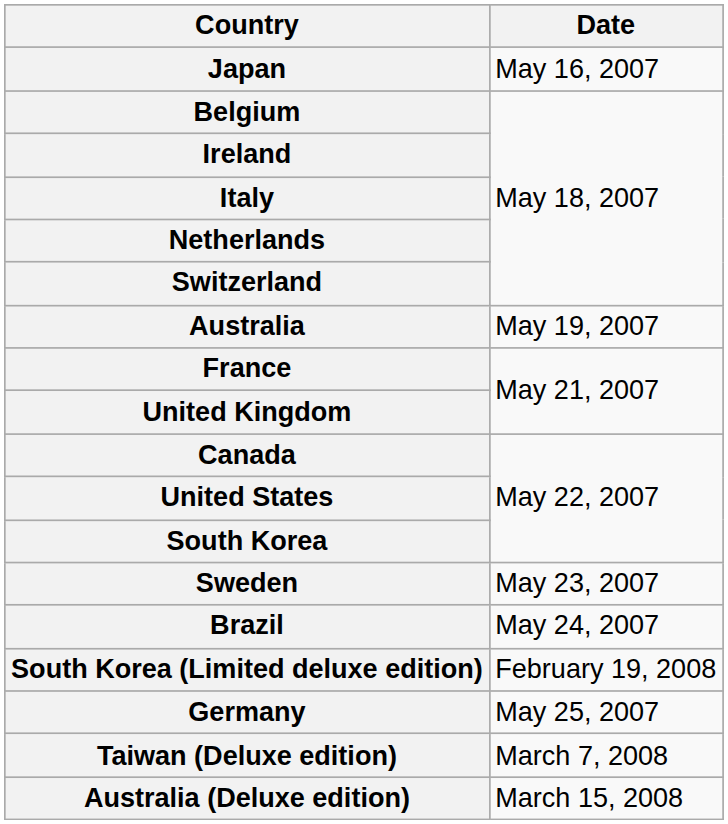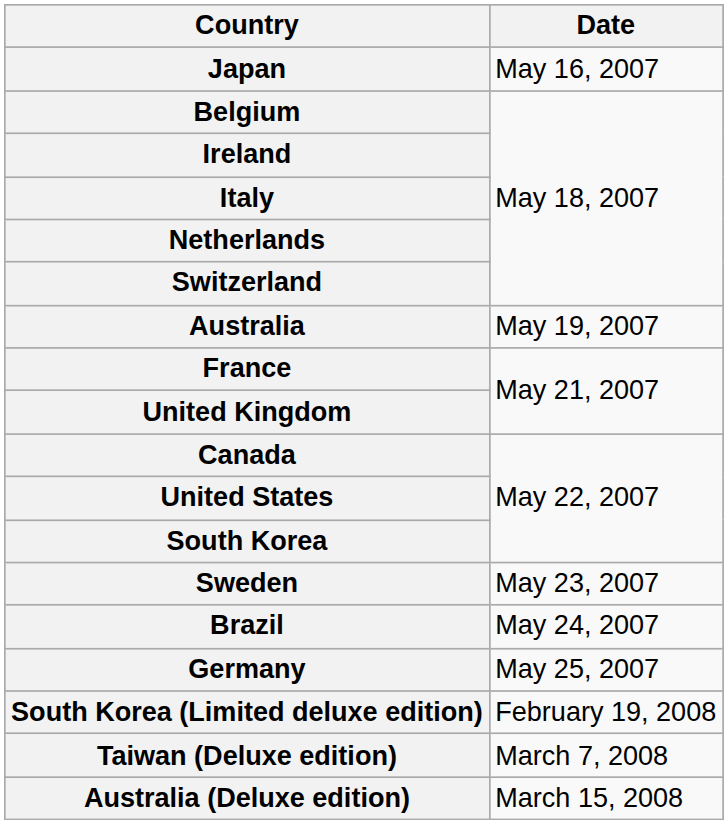rows swapped: (247, 712) <-> (247, 669)
